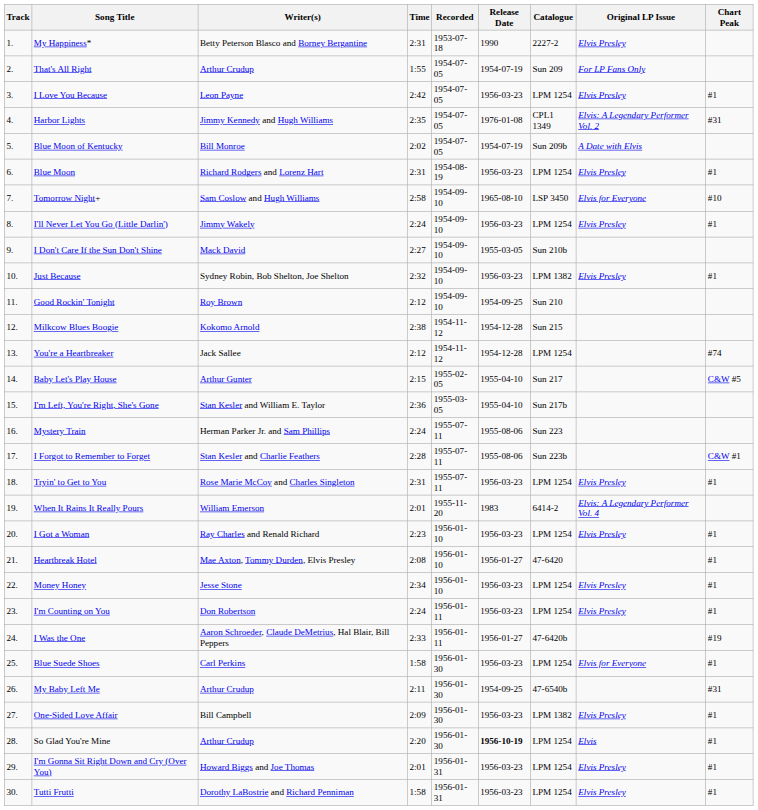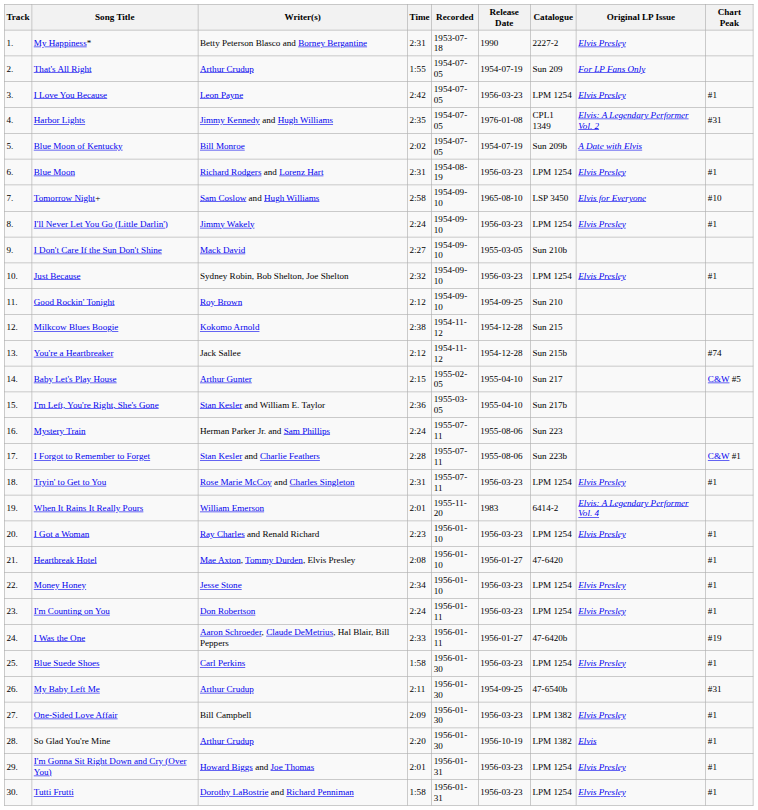(552, 275) LPM 1382 -> (552, 275) LPM 1254
(552, 353) LPM 1254 -> (550, 353) Sun 215b
(612, 663) Elvis for Everyone -> (602, 663) Elvis Presley
(501, 741) bold -> (501, 741) normal
(552, 741) LPM 1254 -> (552, 741) LPM 1382
